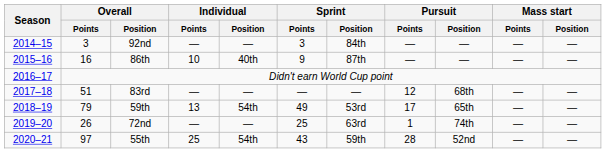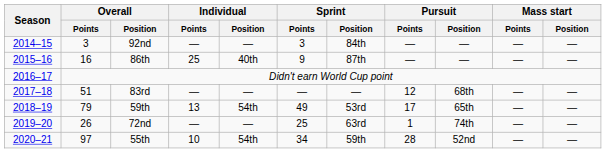(194, 60) 10 -> (194, 60) 25
(194, 140) 25 -> (194, 140) 10
(302, 140) 43 -> (302, 140) 34
